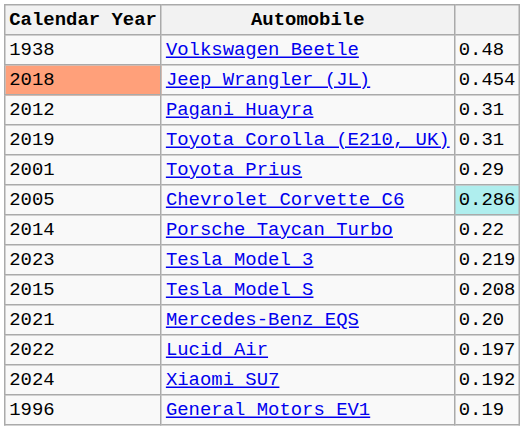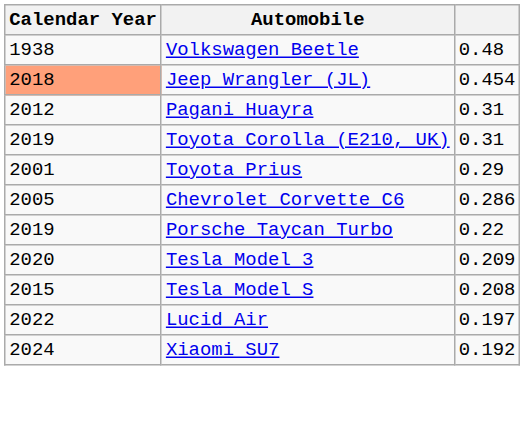(487, 200) paleturquoise background -> (487, 200) no background
(32, 230) 2014 -> (32, 230) 2019
(32, 260) 2023 -> (32, 260) 2020
(487, 260) 0.219 -> (487, 260) 0.209
- row: (262, 320)
- row: (268, 410)
